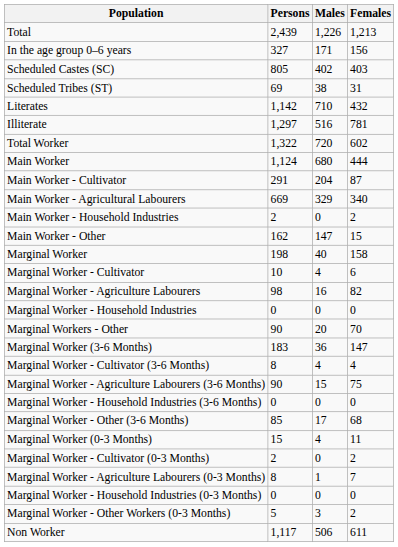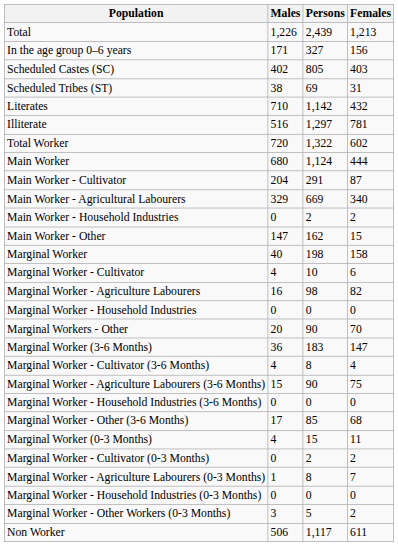columns swapped: (290, 13) <-> (330, 13)
